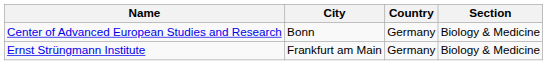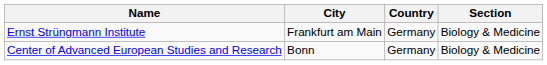rows swapped: (144, 32) <-> (76, 50)
